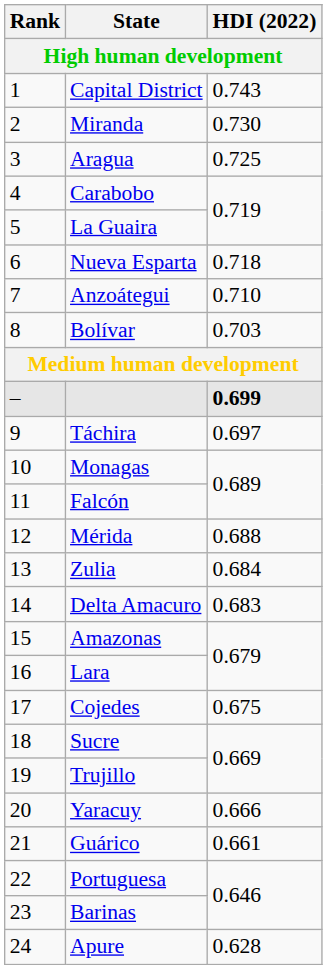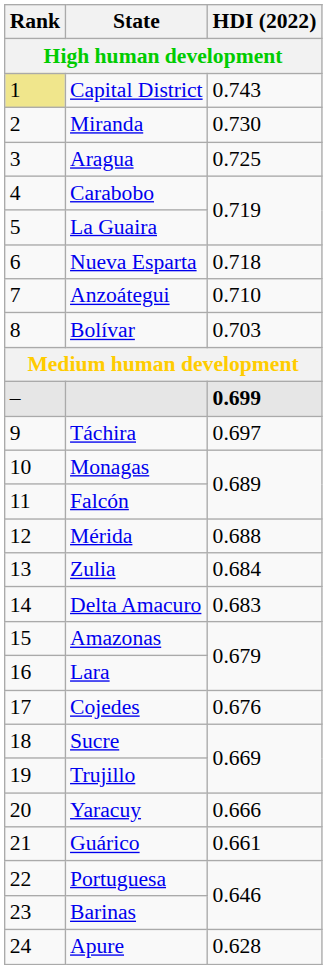(15, 90) no background -> (15, 90) khaki background
(237, 706) 0.675 -> (237, 706) 0.676
